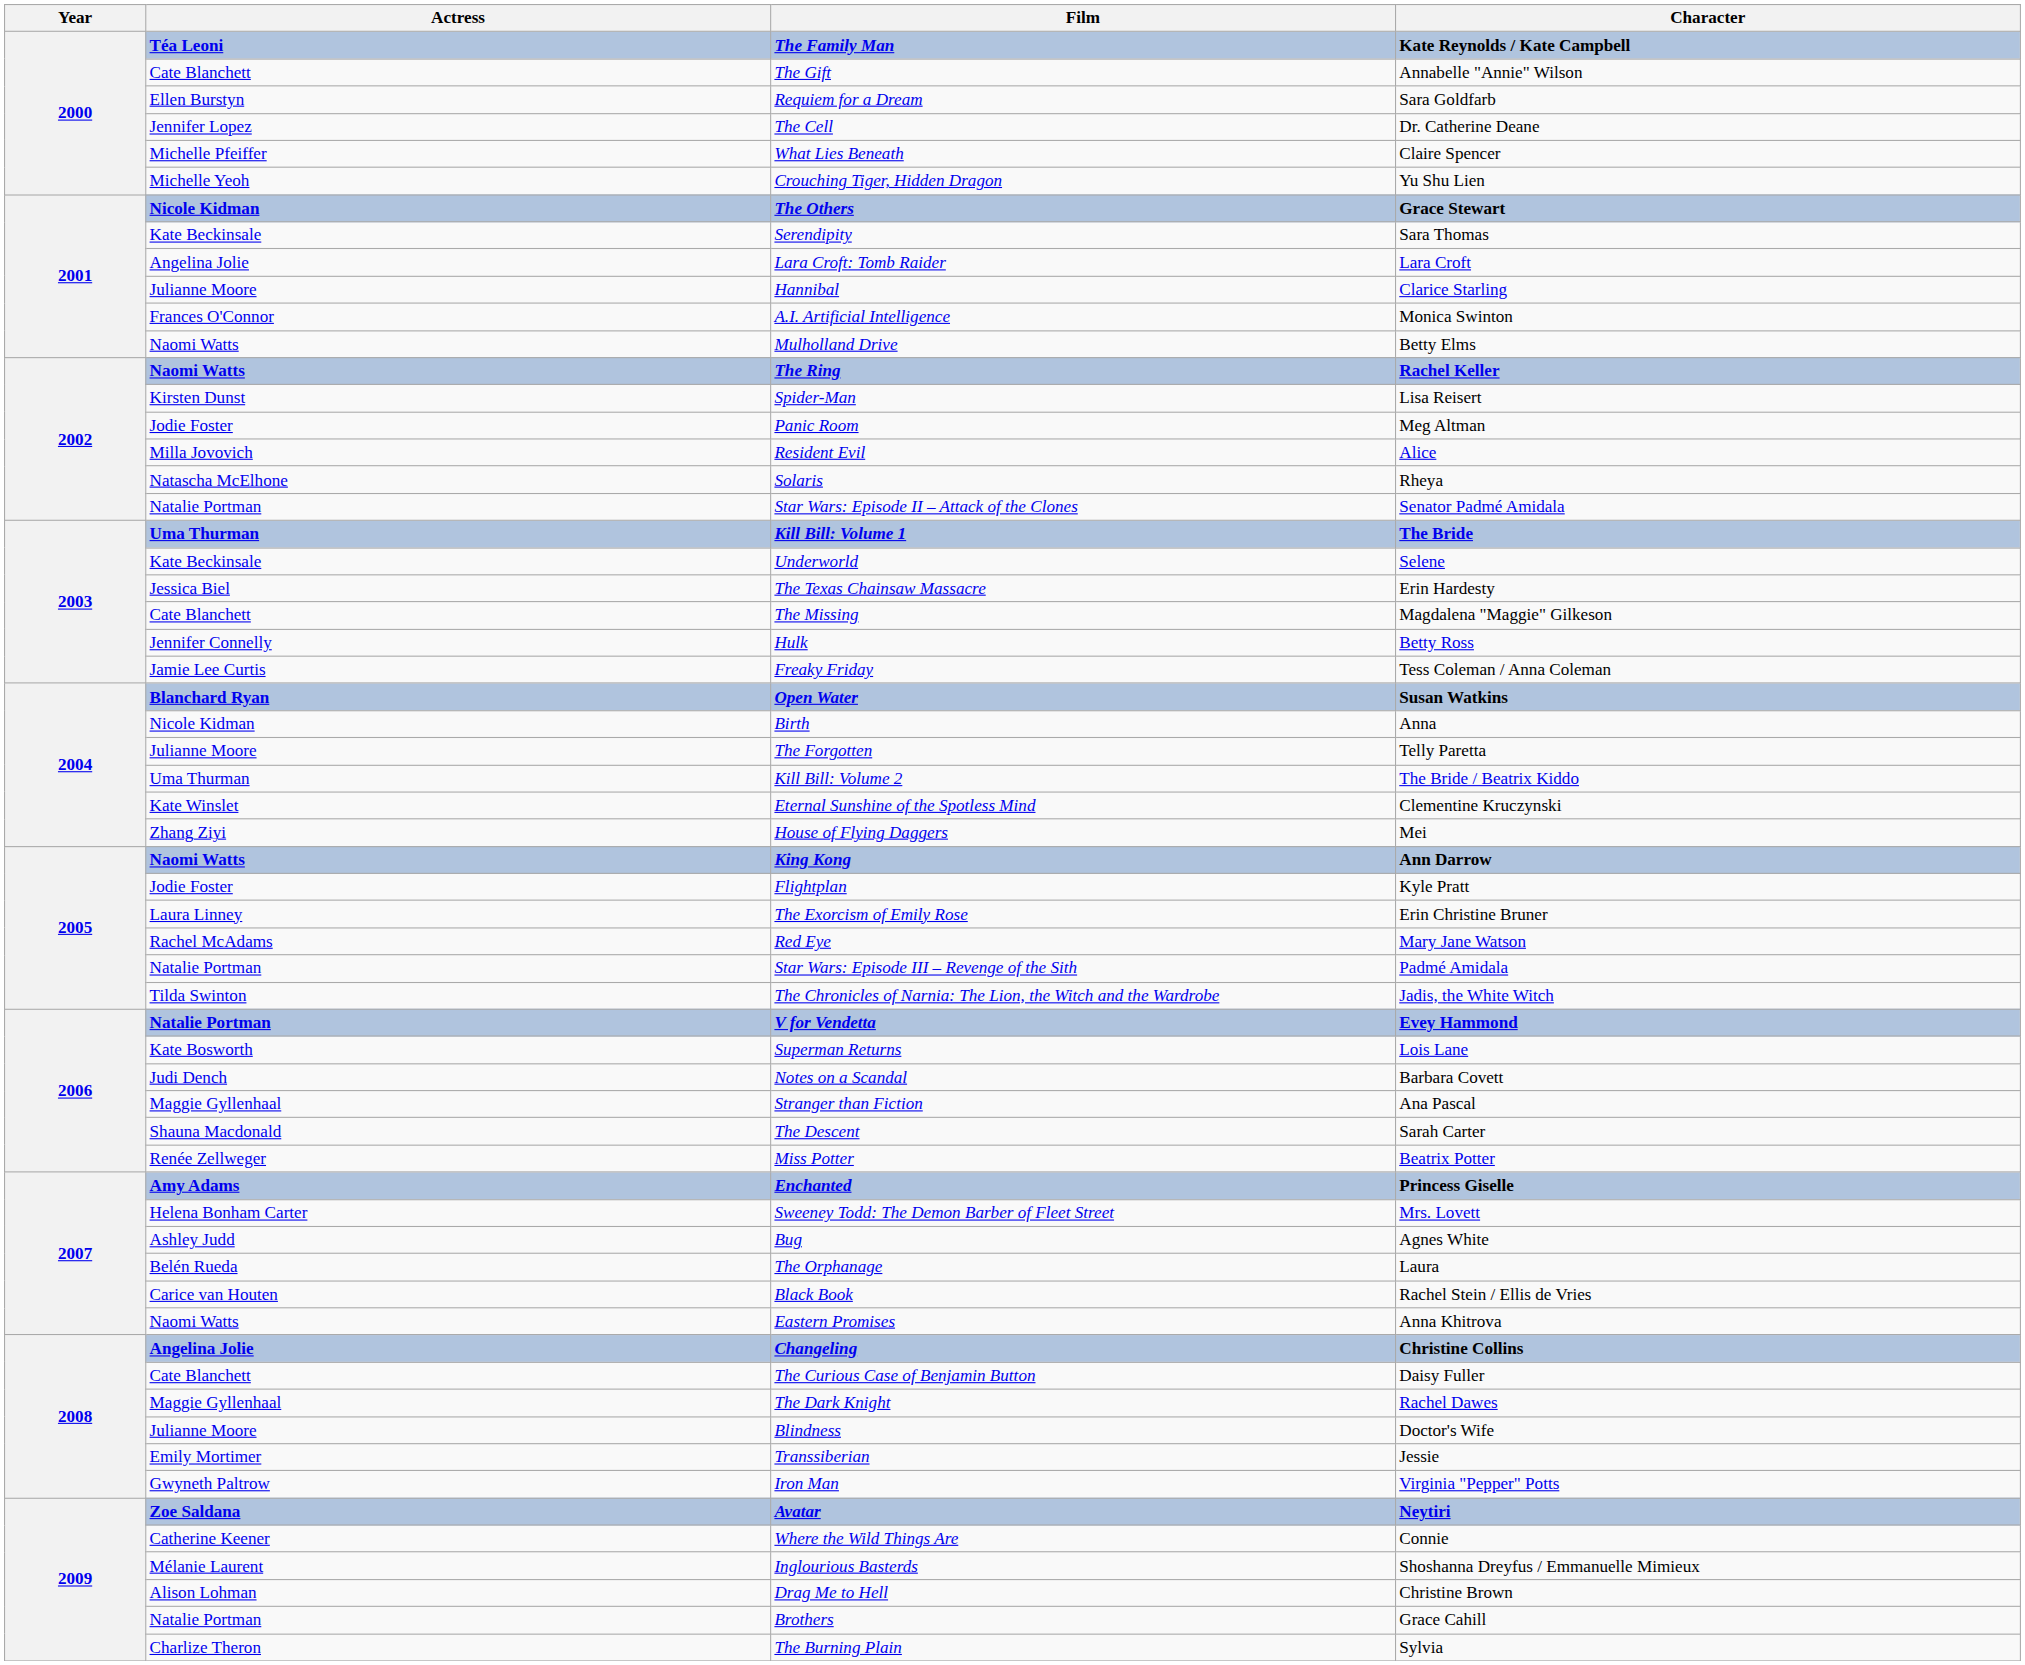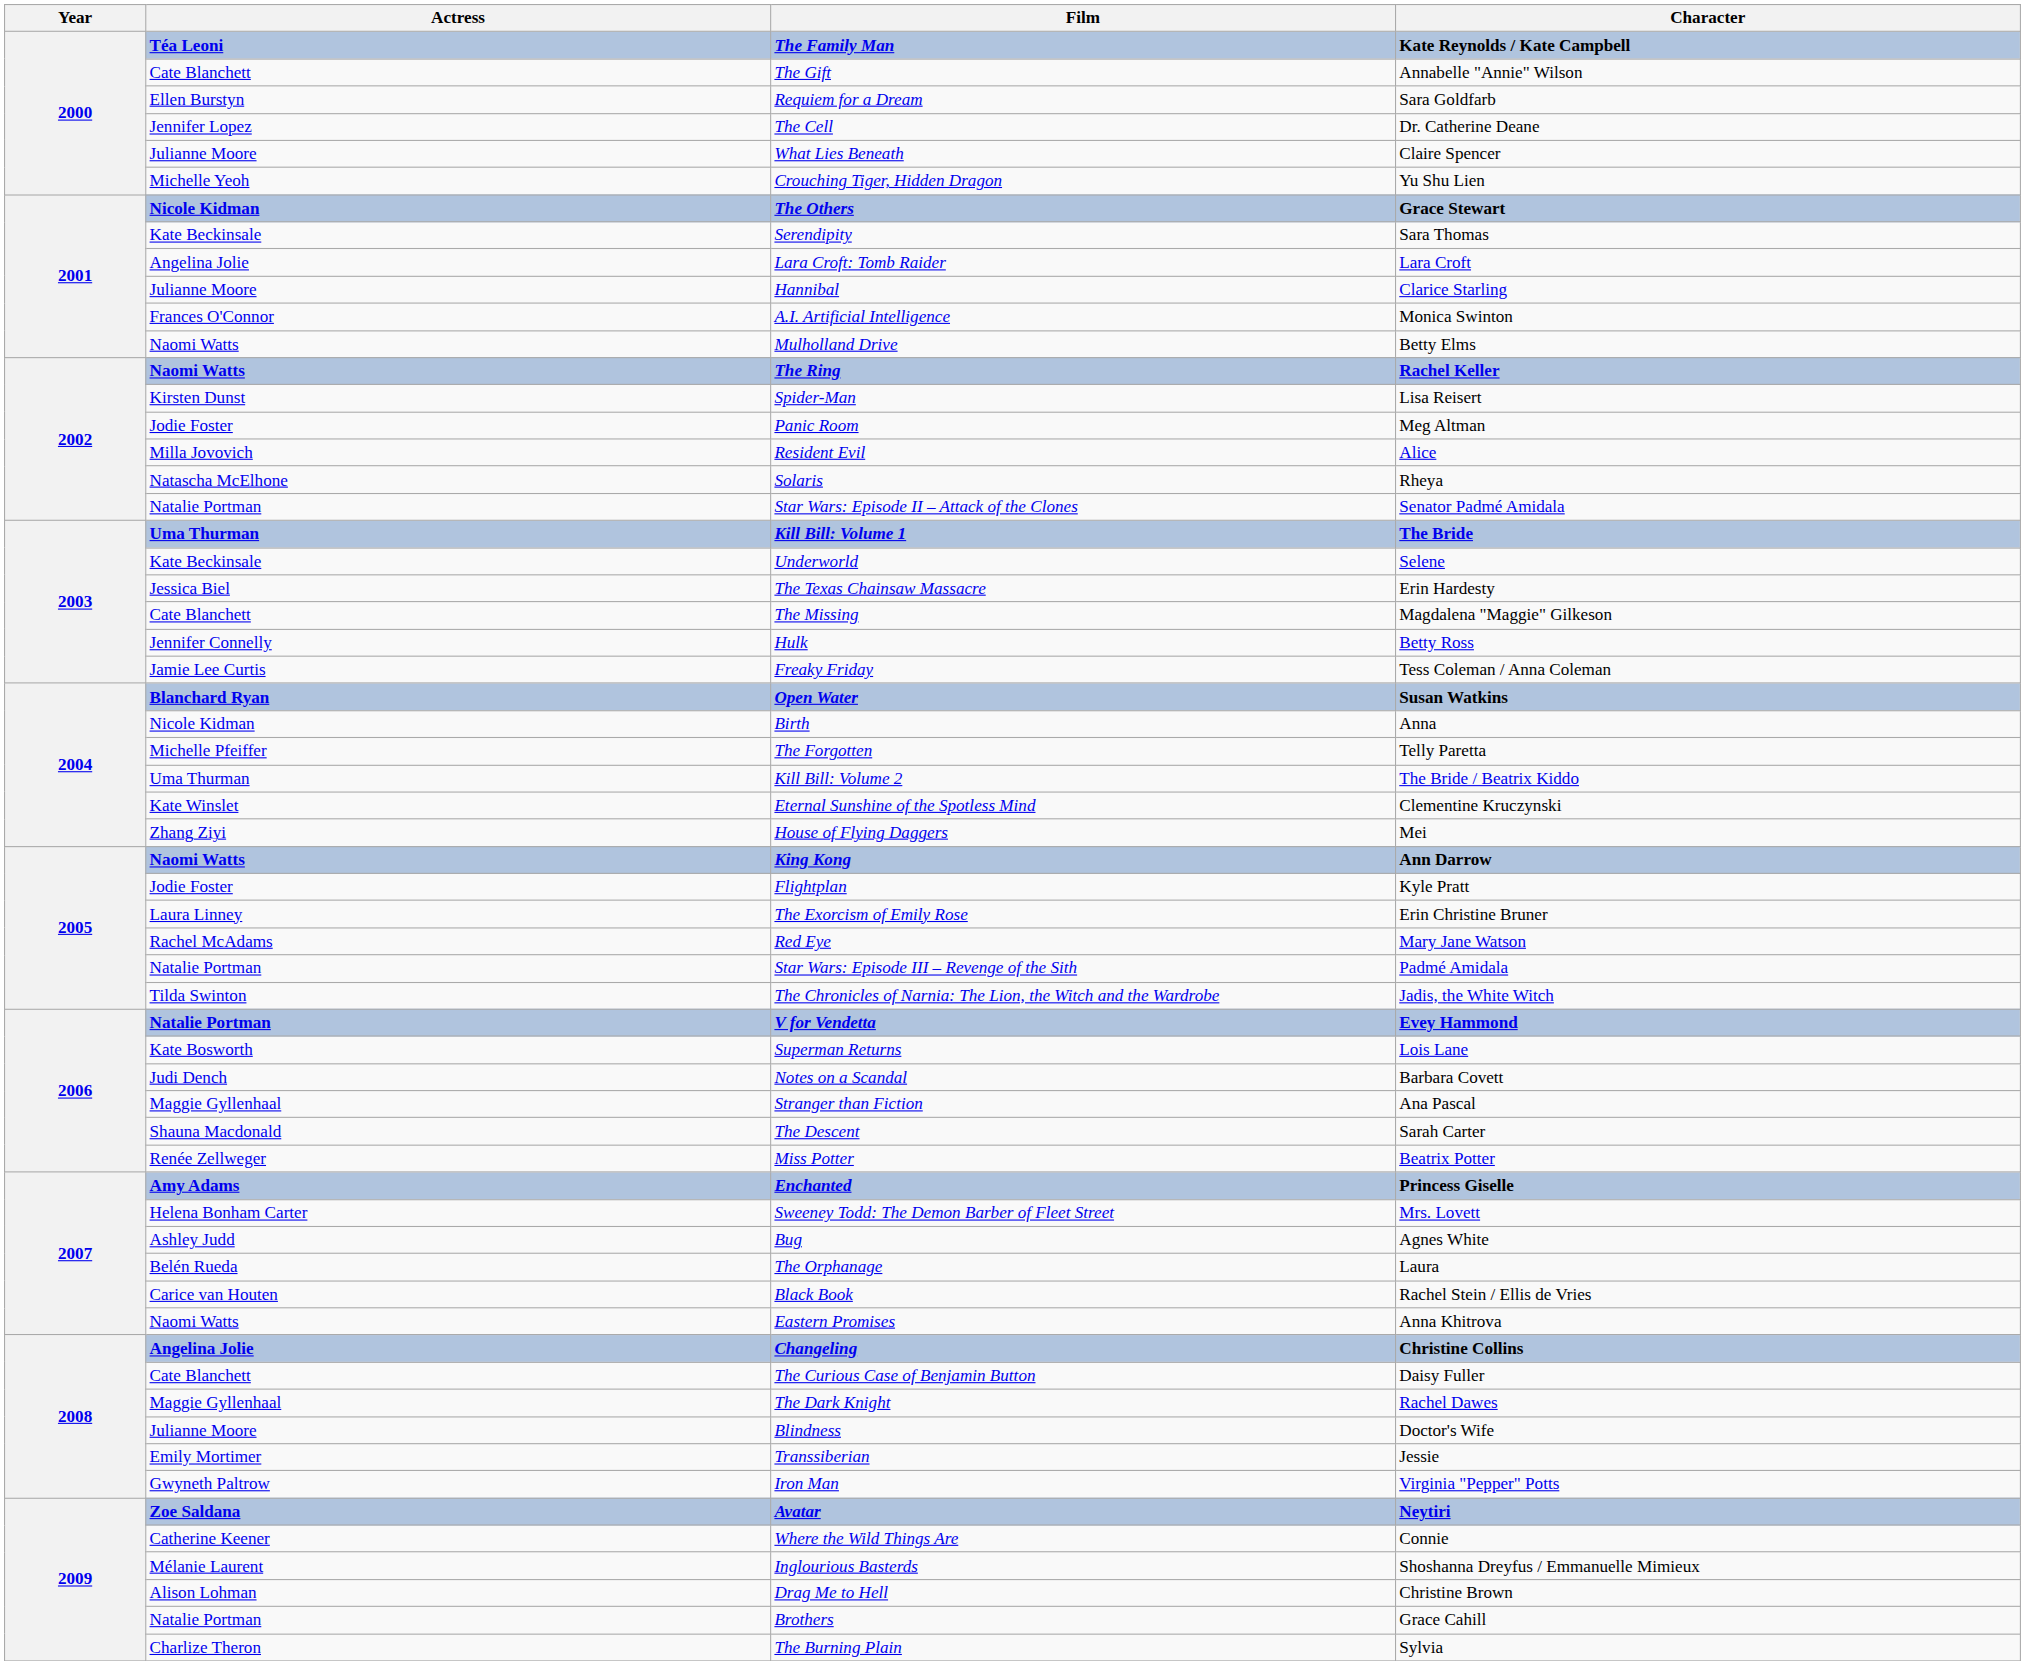(208, 153) Michelle Pfeiffer -> (203, 153) Julianne Moore
(203, 751) Julianne Moore -> (208, 751) Michelle Pfeiffer
